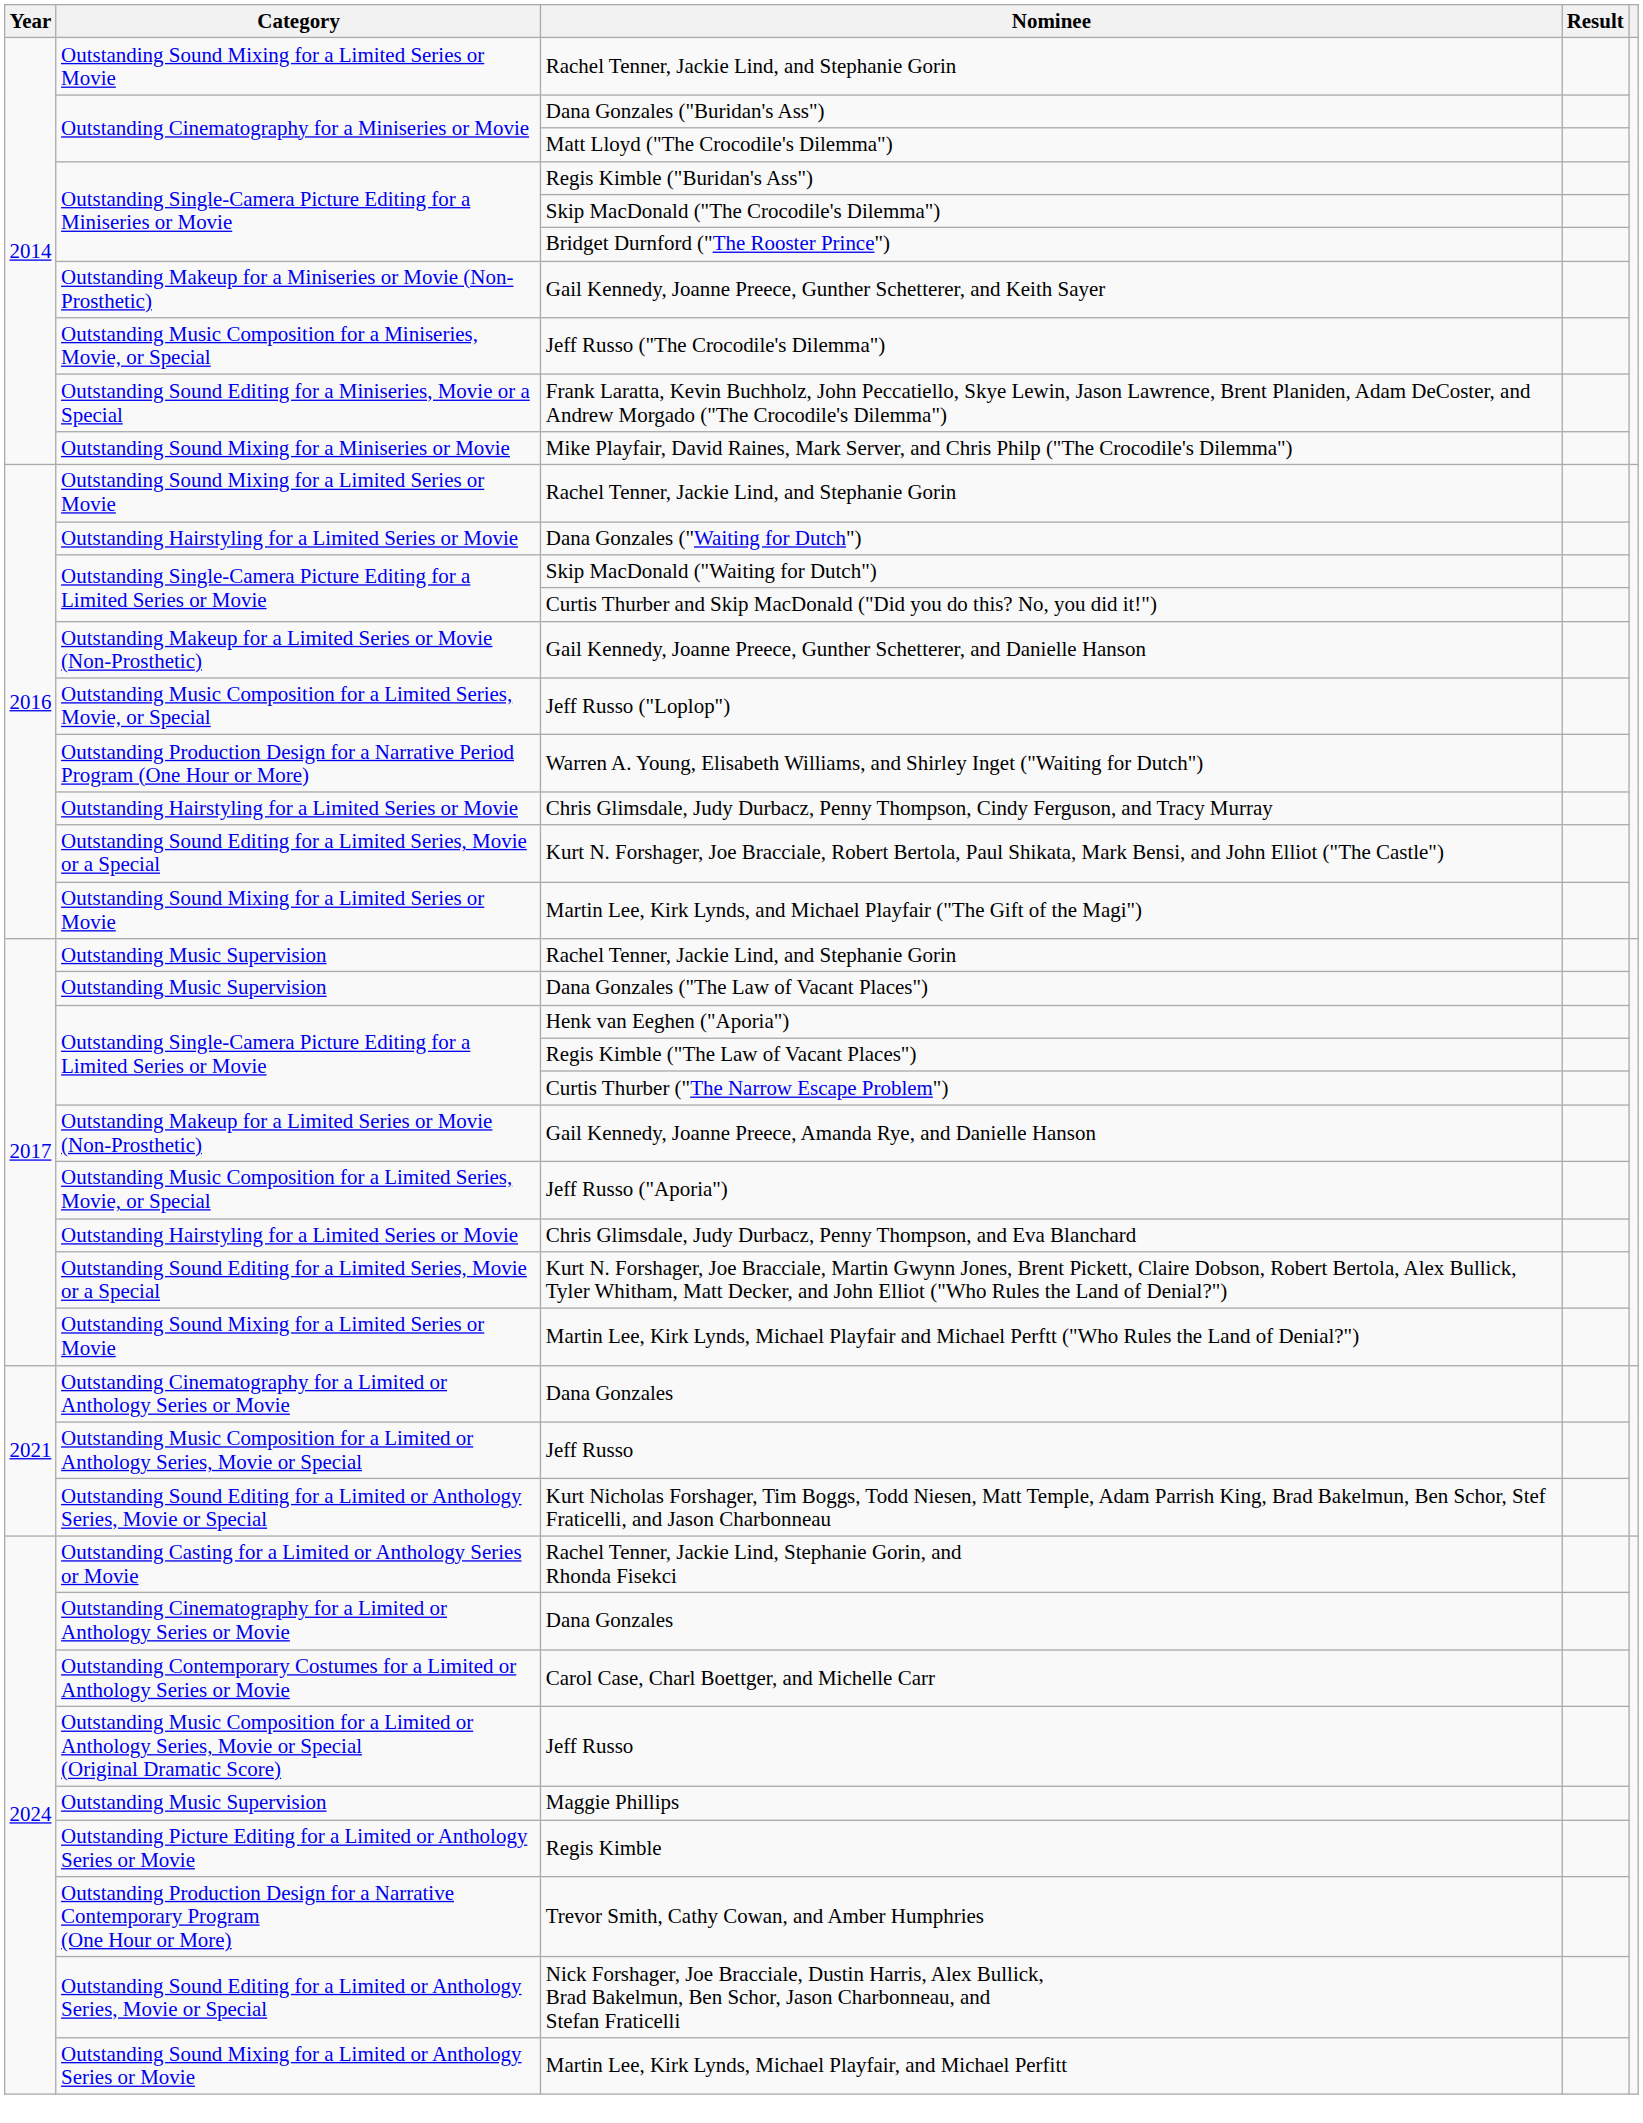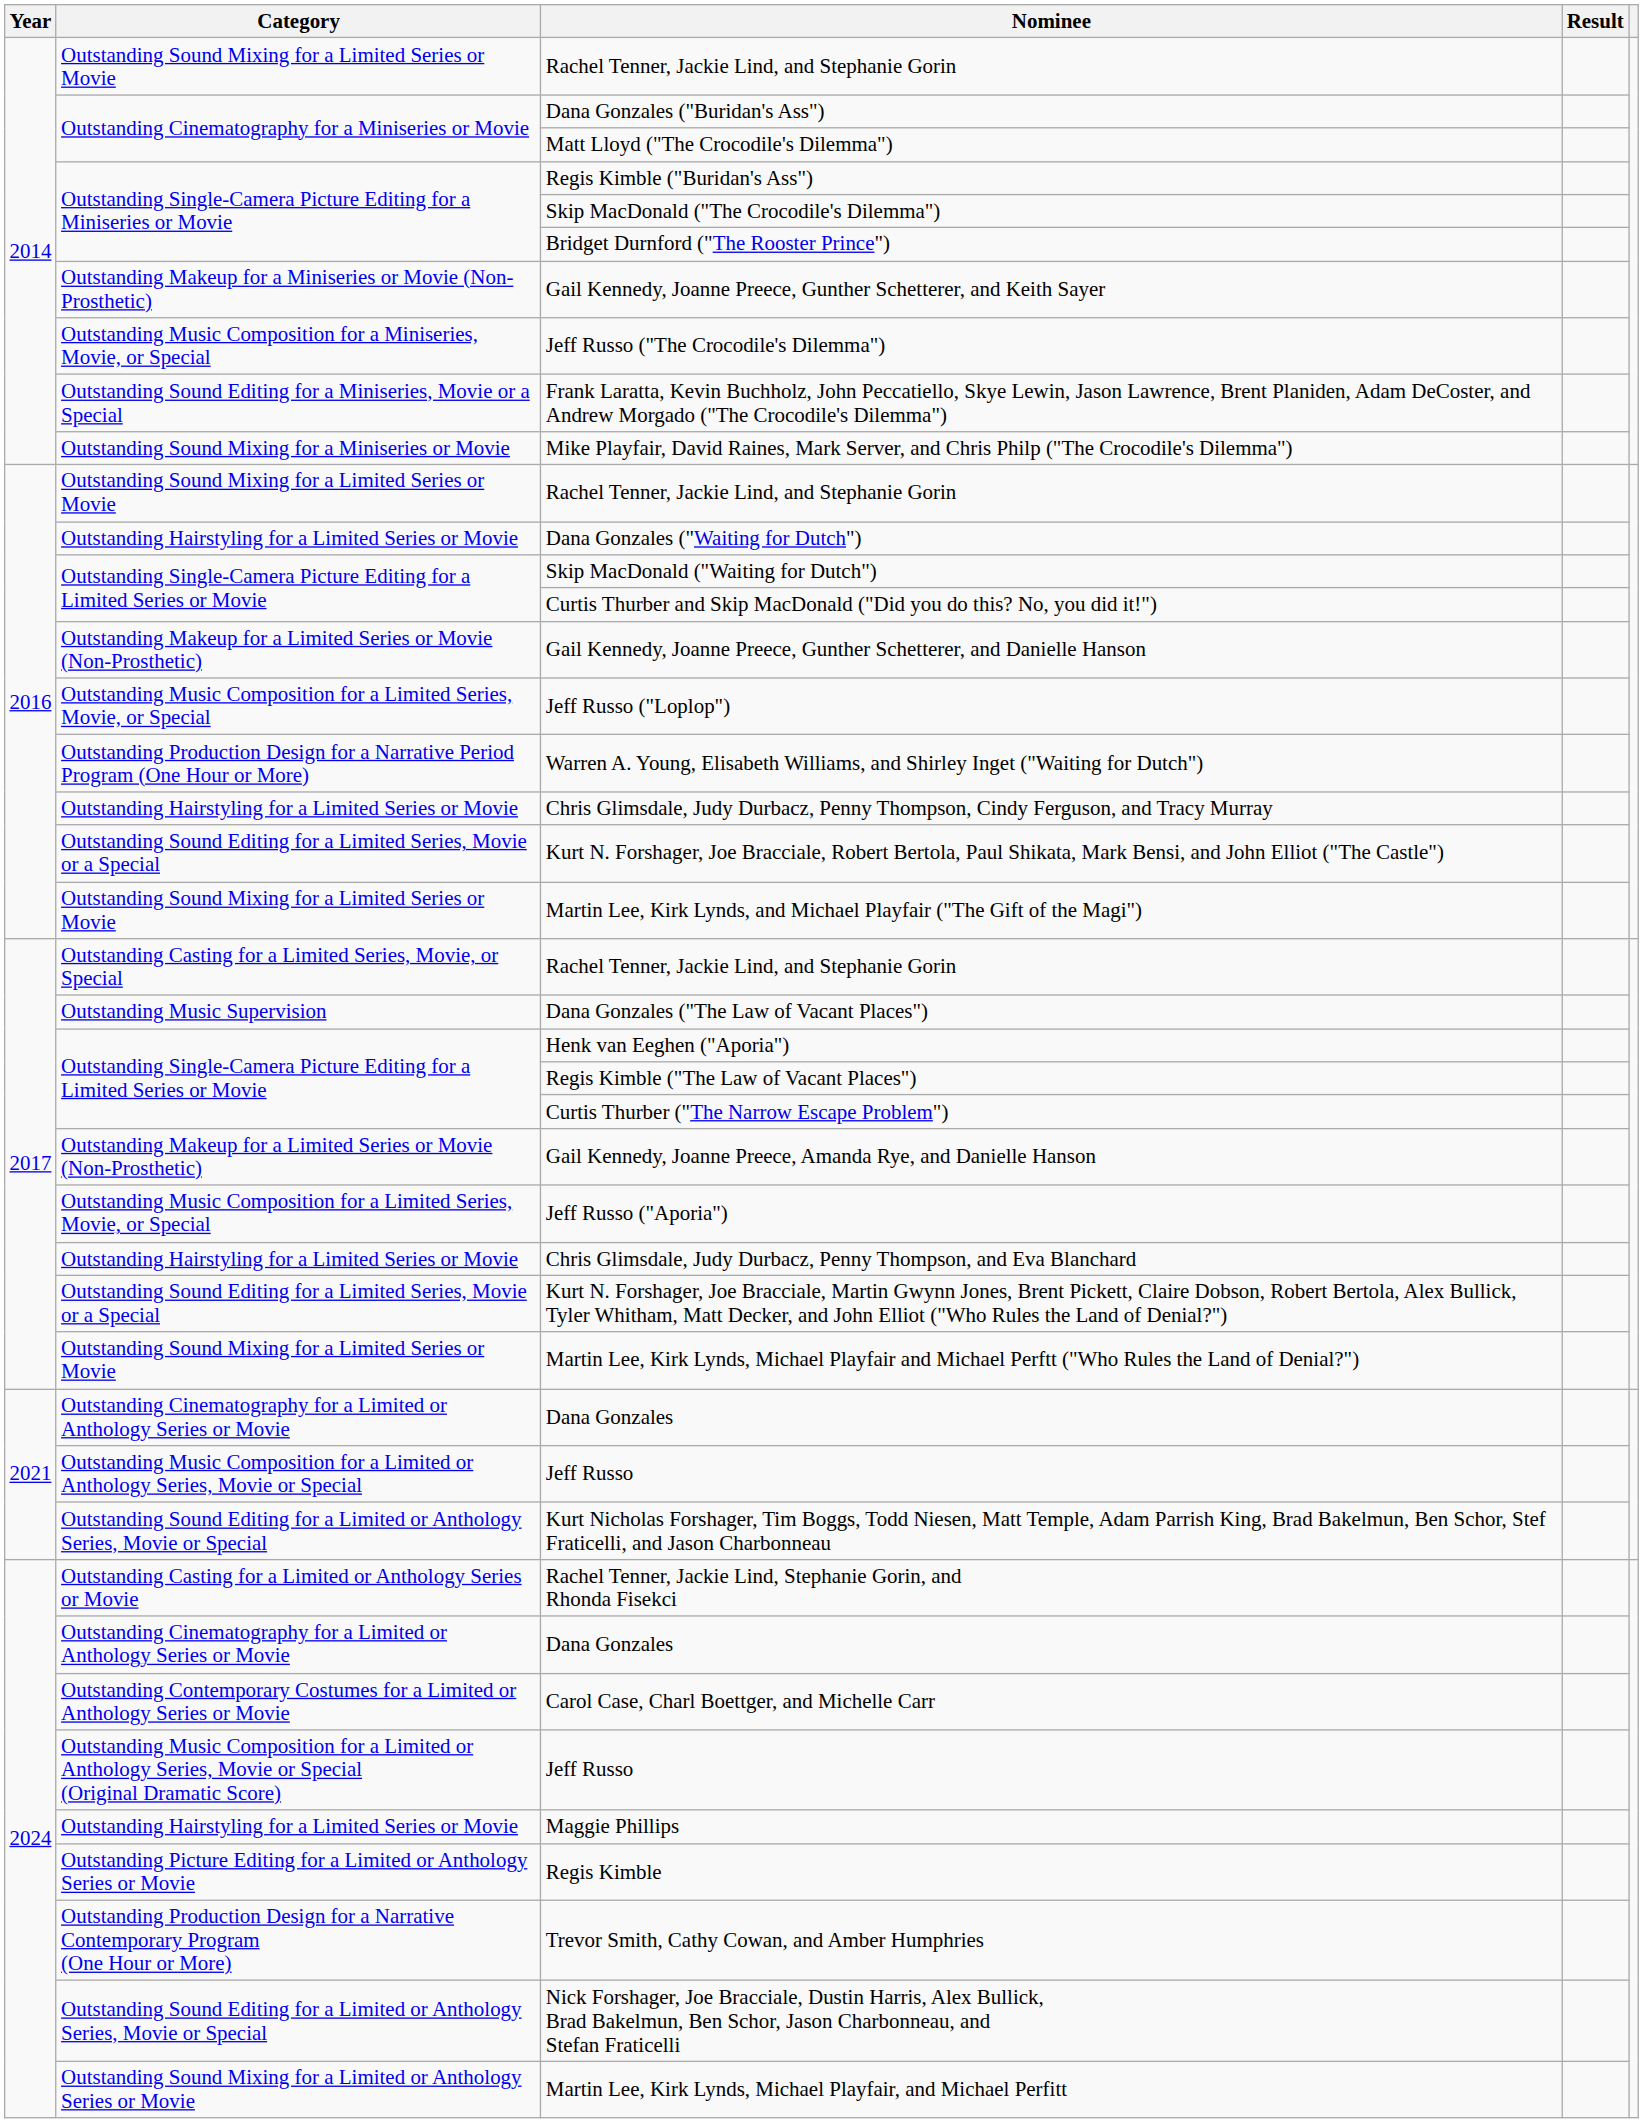(194, 954) Outstanding Music Supervision -> (280, 966) Outstanding Casting for a Limited Series, Movie, or Special
(194, 1803) Outstanding Music Supervision -> (290, 1826) Outstanding Hairstyling for a Limited Series or Movie
